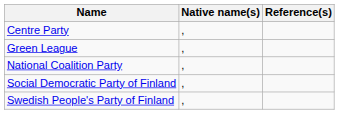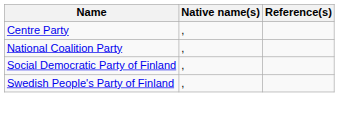- row: (42, 48)
